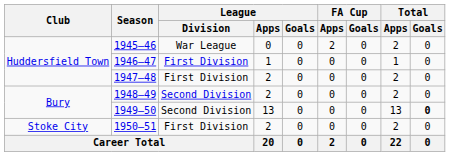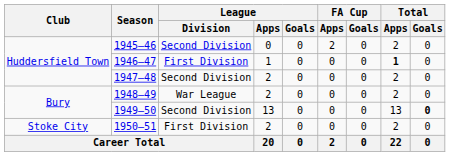(206, 45) War League -> (206, 45) Second Division
(396, 61) normal -> (396, 61) bold
(206, 78) First Division -> (206, 78) Second Division
(206, 94) Second Division -> (206, 94) War League
